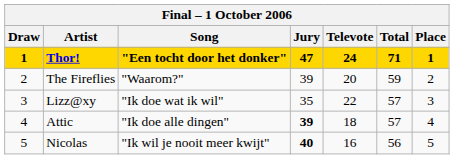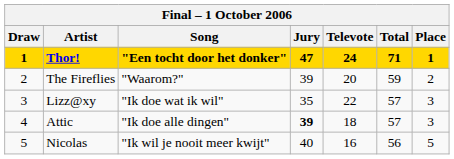(431, 121) 4 -> (431, 121) 3
(307, 143) bold -> (307, 143) normal
